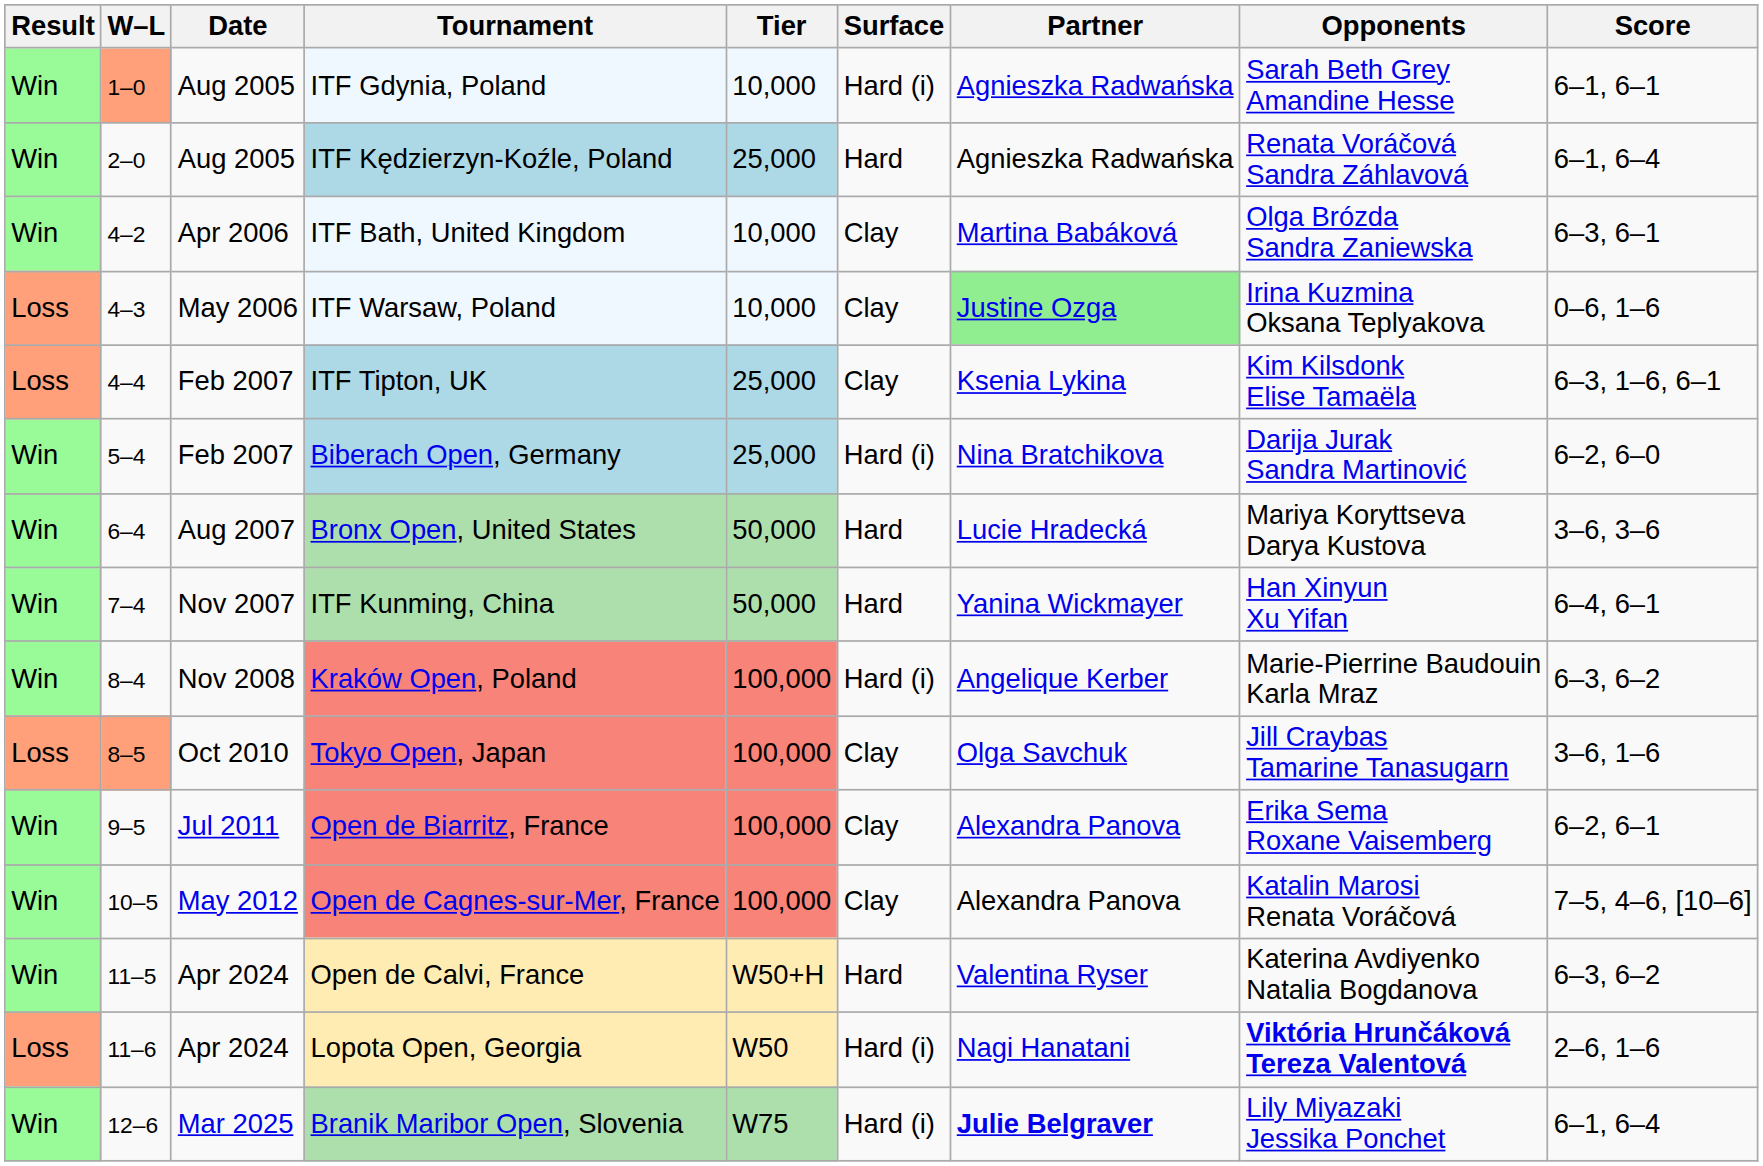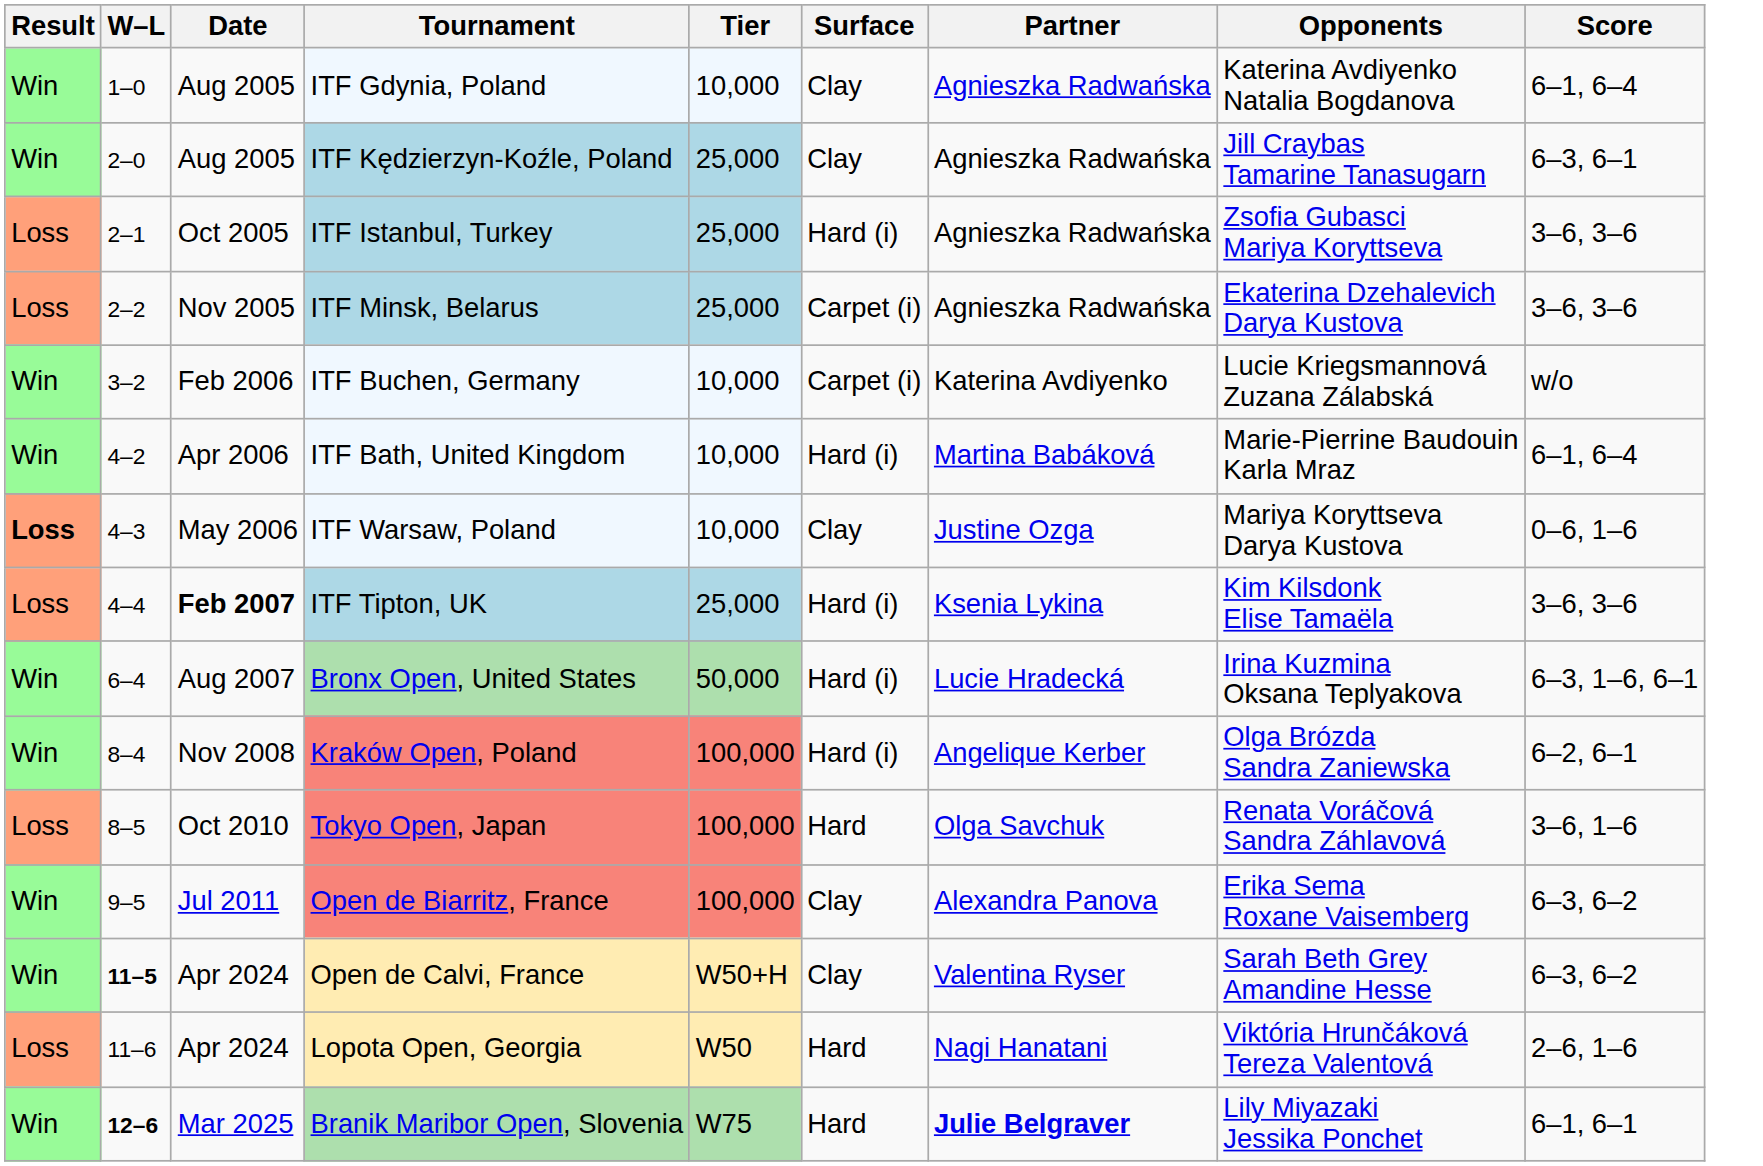(126, 86) lightsalmon background -> (126, 86) no background
(889, 84) Hard (i) -> (835, 84) Clay
(1350, 84) Sarah Beth Grey Amandine Hesse -> (1340, 84) Katerina Avdiyenko Natalia Bogdanova
(1607, 84) 6–1, 6–1 -> (1584, 84) 6–1, 6–4
(873, 159) Hard -> (835, 159) Clay
(1357, 159) Renata Voráčová Sandra Záhlavová -> (1355, 159) Jill Craybas Tamarine Tanasugarn
(1607, 159) 6–1, 6–4 -> (1584, 159) 6–3, 6–1
+ row: (431, 233)
+ row: (425, 307)
+ row: (445, 381)
(871, 233) Clay -> (853, 455) Hard (i)
(1359, 233) Olga Brózda Sandra Zaniewska -> (1371, 455) Marie-Pierrine Baudouin Karla Mraz
(1607, 233) 6–3, 6–1 -> (1584, 455) 6–1, 6–4
(40, 307) normal -> (43, 530) bold
(1037, 307) lightgreen background -> (1014, 530) no background
(1365, 307) Irina Kuzmina Oksana Teplyakova -> (1333, 530) Mariya Koryttseva Darya Kustova
(236, 381) normal -> (236, 604) bold
(871, 381) Clay -> (853, 604) Hard (i)
(1637, 381) 6–3, 1–6, 6–1 -> (1584, 604) 3–6, 3–6
- row: (466, 455)
(873, 530) Hard -> (853, 678) Hard (i)
(1356, 530) Mariya Koryttseva Darya Kustova -> (1342, 678) Irina Kuzmina Oksana Teplyakova
(1607, 530) 3–6, 3–6 -> (1615, 678) 6–3, 1–6, 6–1
- row: (432, 604)
(1394, 678) Marie-Pierrine Baudouin Karla Mraz -> (1337, 752) Olga Brózda Sandra Zaniewska
(1607, 678) 6–3, 6–2 -> (1584, 752) 6–2, 6–1
(126, 754) lightsalmon background -> (126, 828) no background
(871, 752) Clay -> (837, 826) Hard
(1377, 752) Jill Craybas Tamarine Tanasugarn -> (1334, 826) Renata Voráčová Sandra Záhlavová
(1607, 826) 6–2, 6–1 -> (1584, 900) 6–3, 6–2
- row: (515, 900)
(132, 976) normal -> (132, 975) bold
(873, 975) Hard -> (835, 975) Clay
(1363, 975) Katerina Avdiyenko Natalia Bogdanova -> (1328, 975) Sarah Beth Grey Amandine Hesse
(889, 1049) Hard (i) -> (837, 1049) Hard
(1378, 1049) bold -> (1346, 1049) normal
(133, 1125) normal -> (133, 1123) bold
(889, 1123) Hard (i) -> (837, 1123) Hard
(1607, 1123) 6–1, 6–4 -> (1584, 1123) 6–1, 6–1
